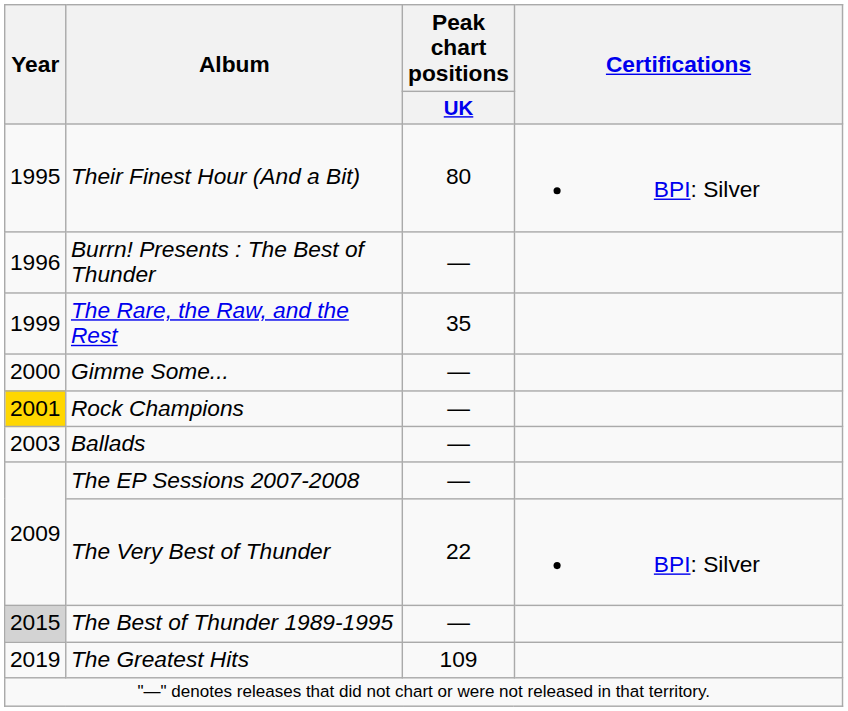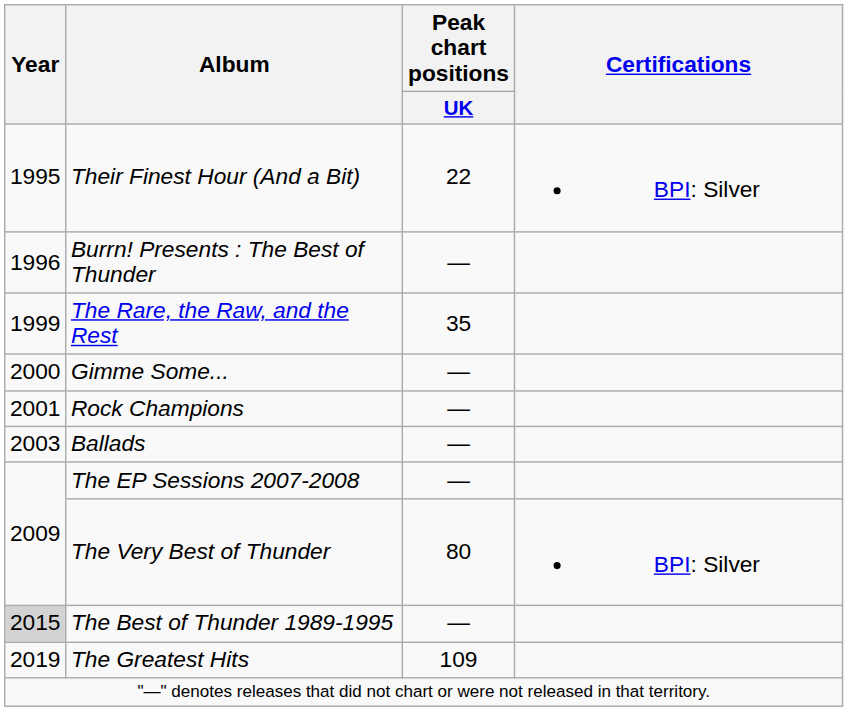(459, 177) 80 -> (459, 177) 22
(35, 408) gold background -> (35, 408) no background
(459, 551) 22 -> (459, 551) 80
